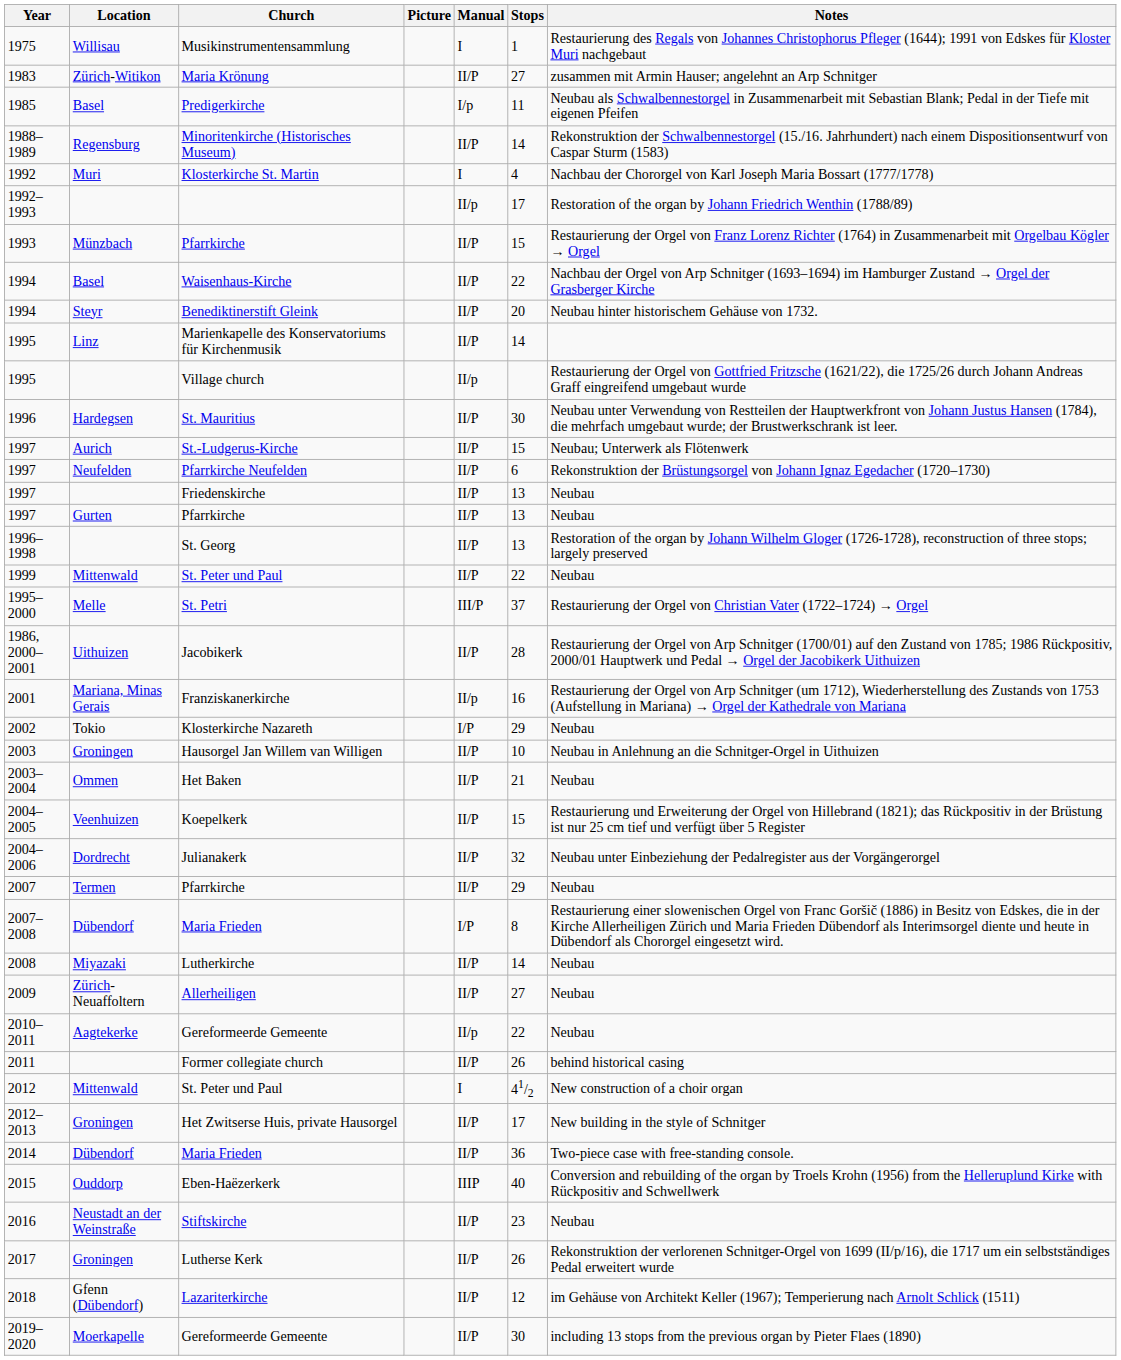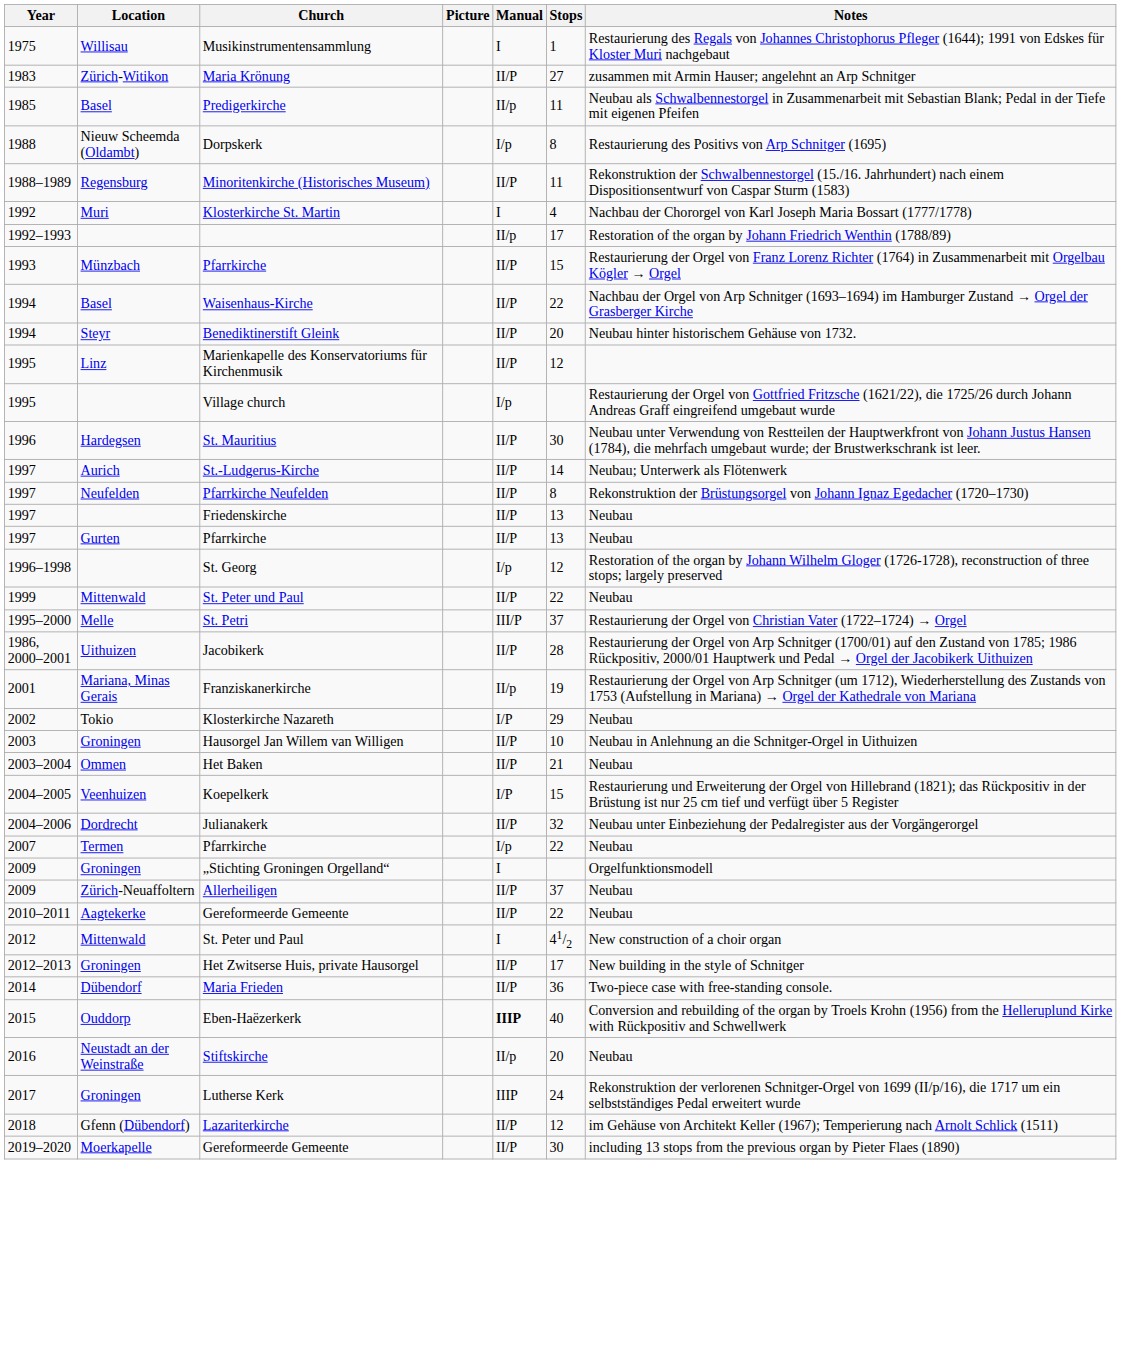(465, 106) I/p -> (506, 106) II/p
+ row: (22, 144)
(518, 144) 14 -> (556, 182) 11
(518, 341) 14 -> (557, 364) 12
(468, 380) II/p -> (504, 402) I/p
(518, 448) 15 -> (557, 470) 14
(515, 470) 6 -> (553, 493) 8
(468, 545) II/P -> (504, 568) I/p
(518, 545) 13 -> (557, 568) 12
(518, 698) 16 -> (557, 689) 19
(468, 819) II/P -> (504, 794) I/P
(468, 887) II/P -> (504, 846) I/p
(518, 887) 29 -> (557, 846) 22
- row: (25, 926)
- row: (22, 964)
+ row: (22, 869)
(518, 994) 27 -> (557, 891) 37
(468, 1032) II/p -> (507, 913) II/P
- row: (22, 1062)
(469, 1183) normal -> (509, 1018) bold
(468, 1221) II/P -> (506, 1056) II/p
(518, 1221) 23 -> (557, 1056) 20
(468, 1259) II/P -> (507, 1094) IIIP
(518, 1259) 26 -> (557, 1094) 24
